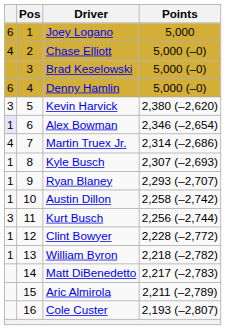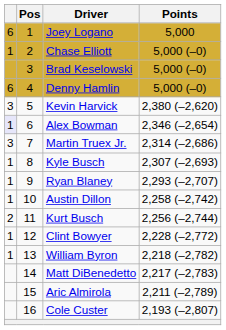(10, 51) 4 -> (10, 51) 1
(10, 144) 4 -> (10, 144) 3
(10, 218) 3 -> (10, 218) 2
